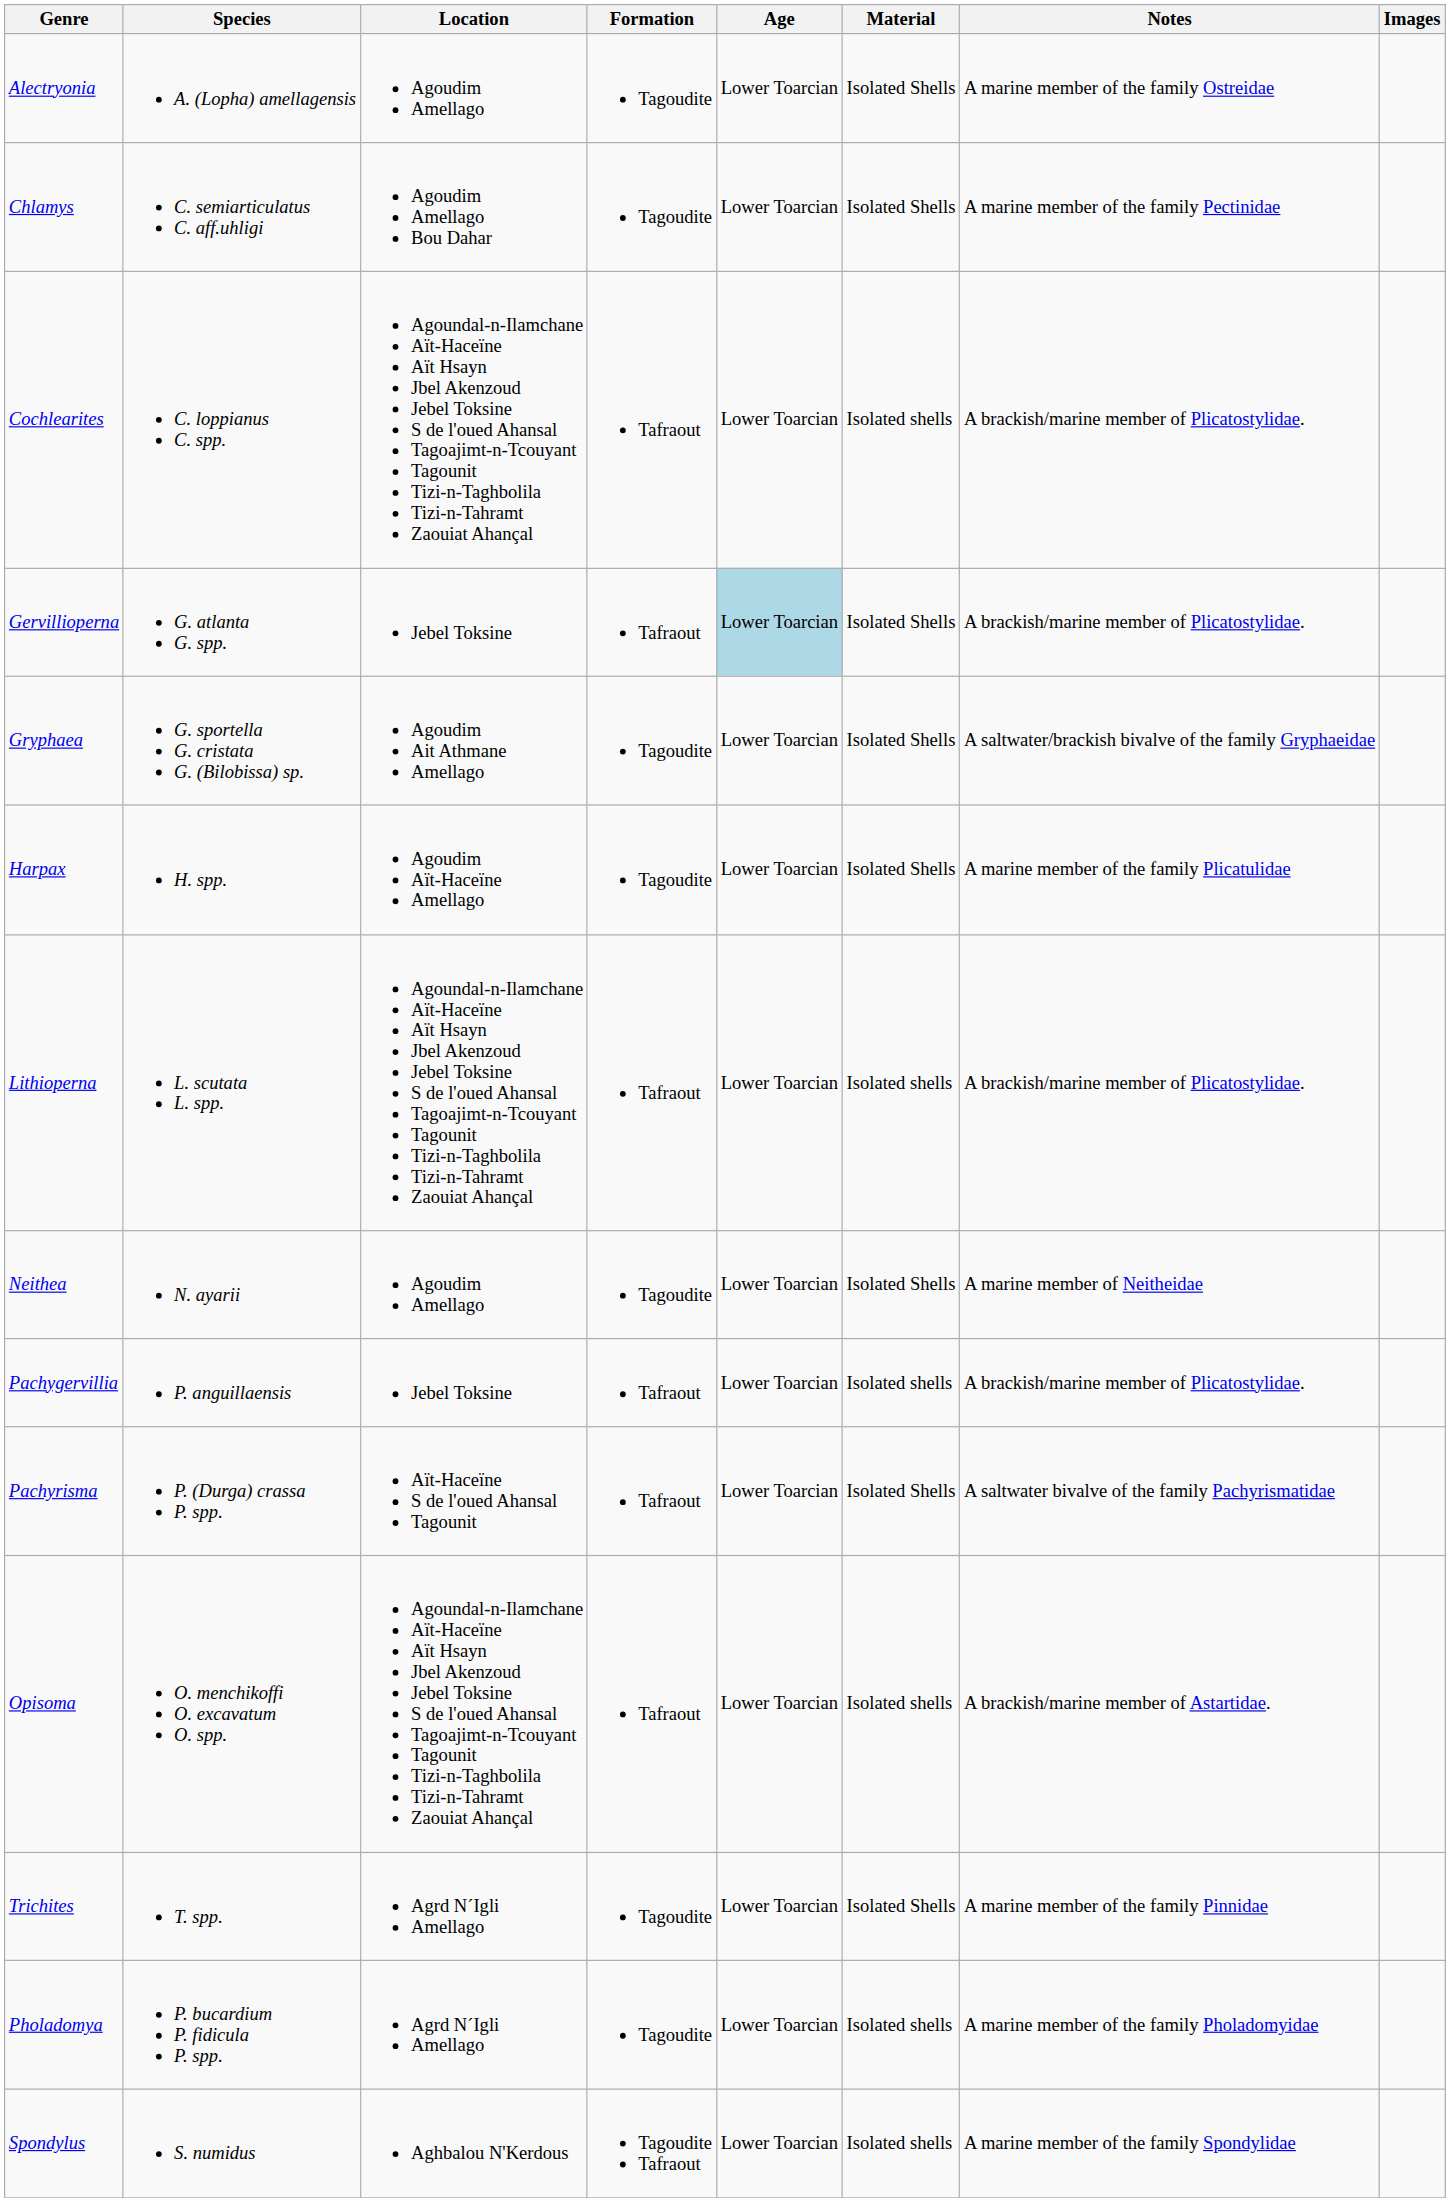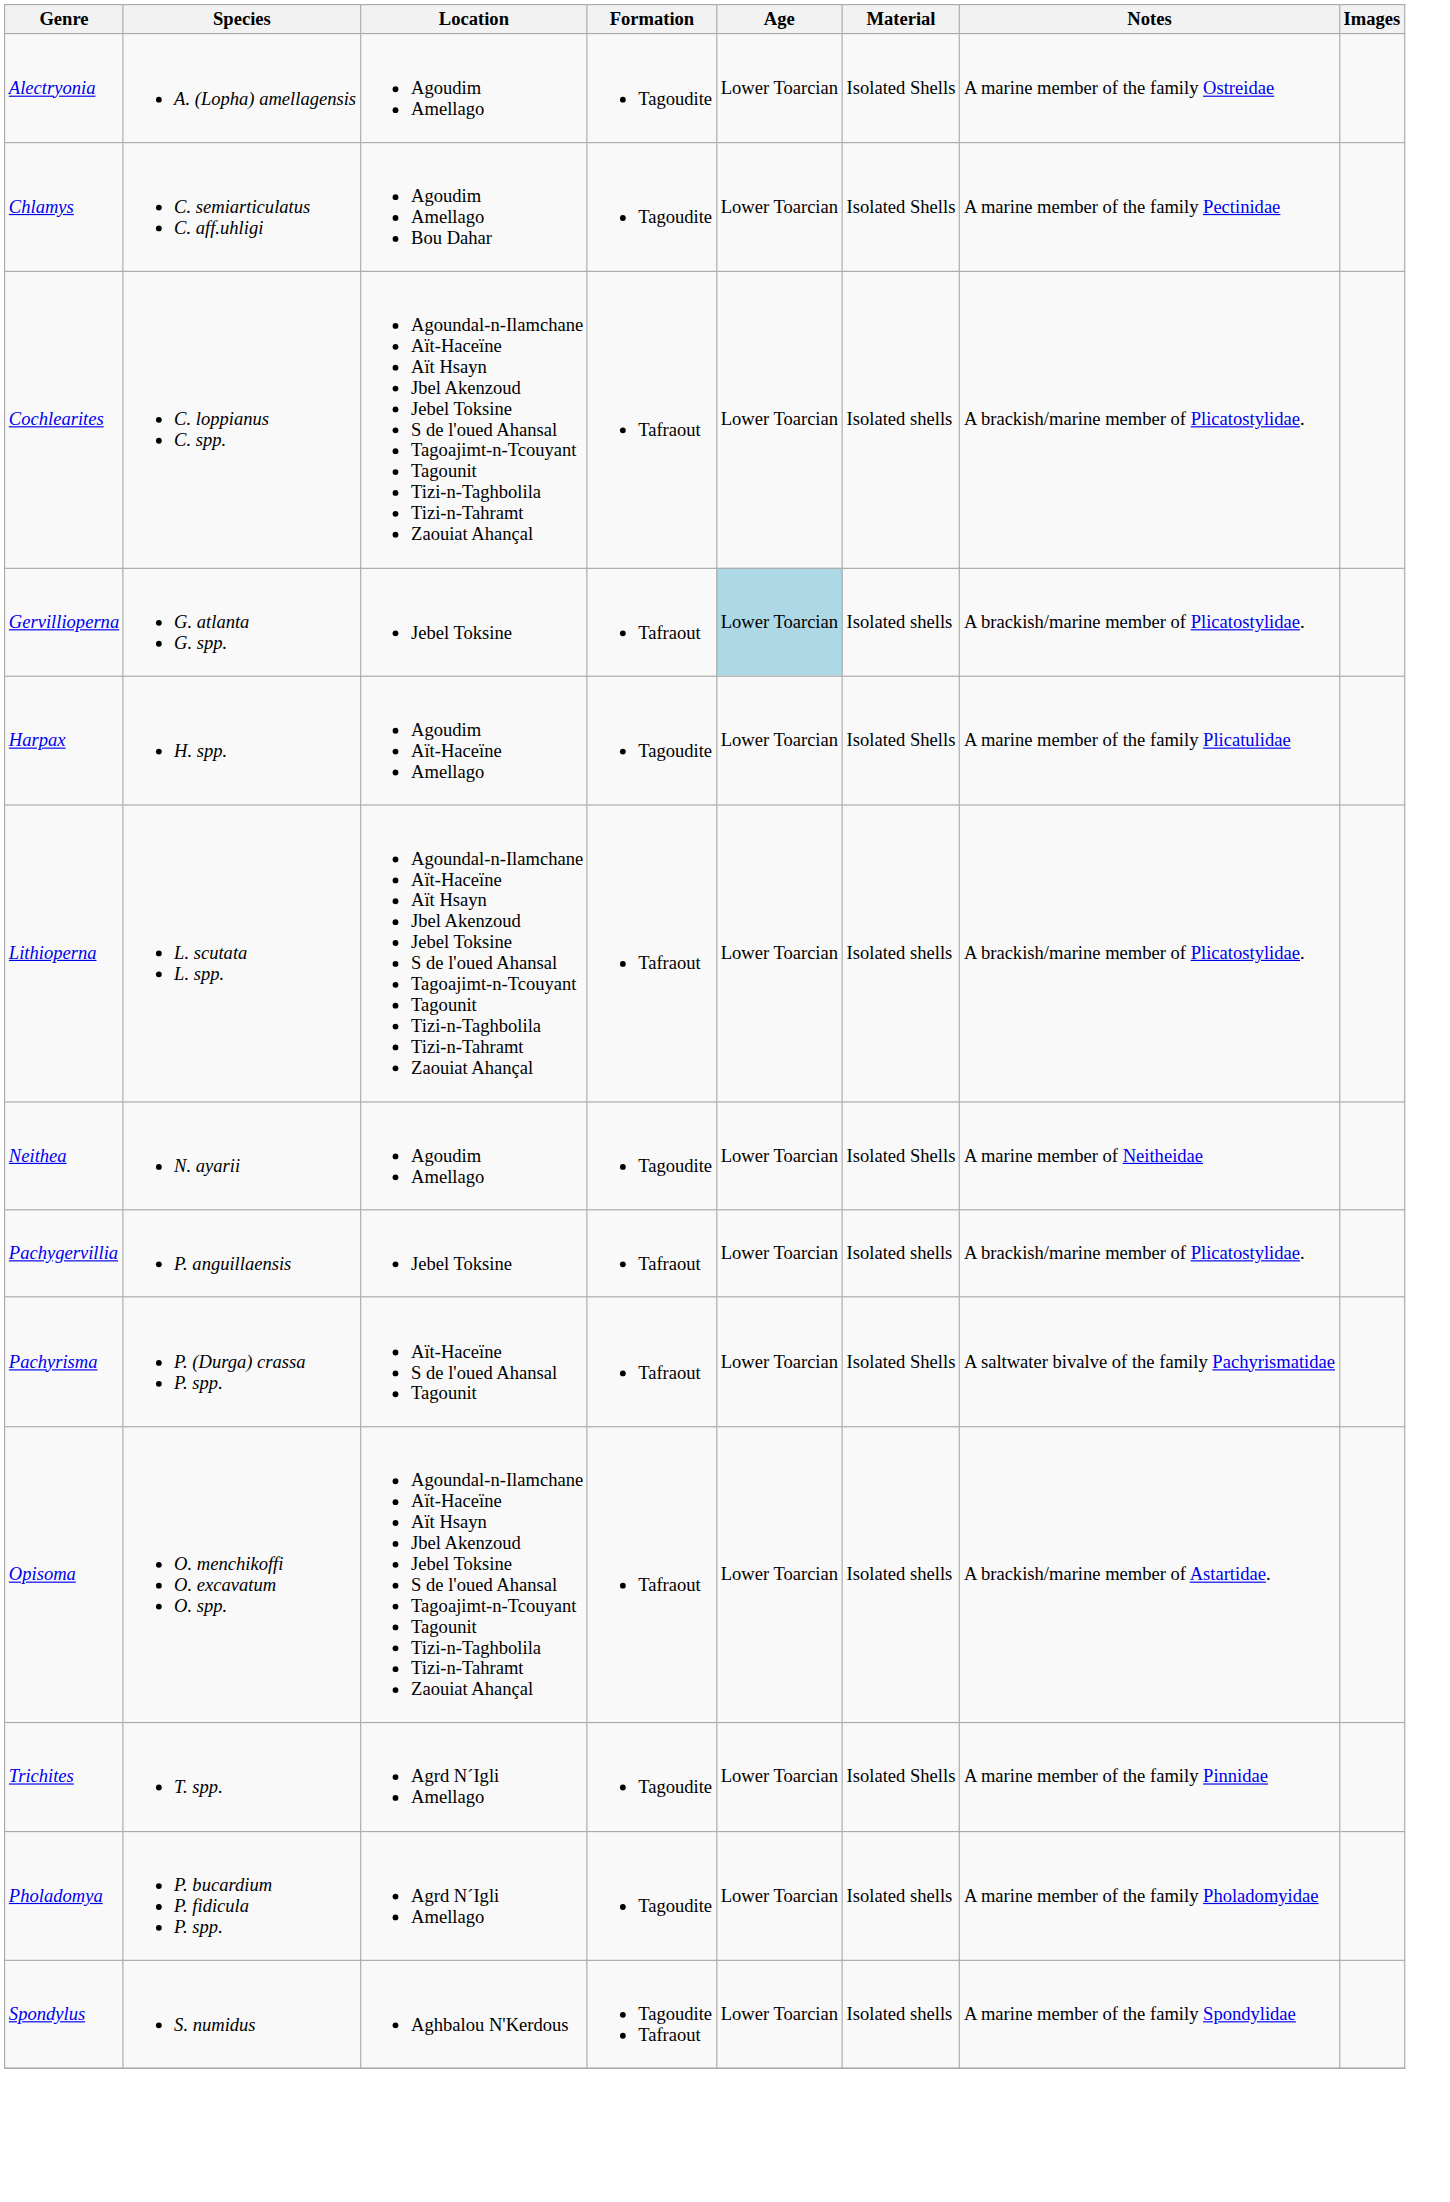(901, 621) Isolated Shells -> (899, 621) Isolated shells
- row: (46, 740)
